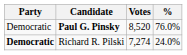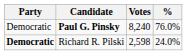(139, 27) 8,520 -> (139, 27) 8,240
(139, 42) 7,274 -> (139, 42) 2,598
